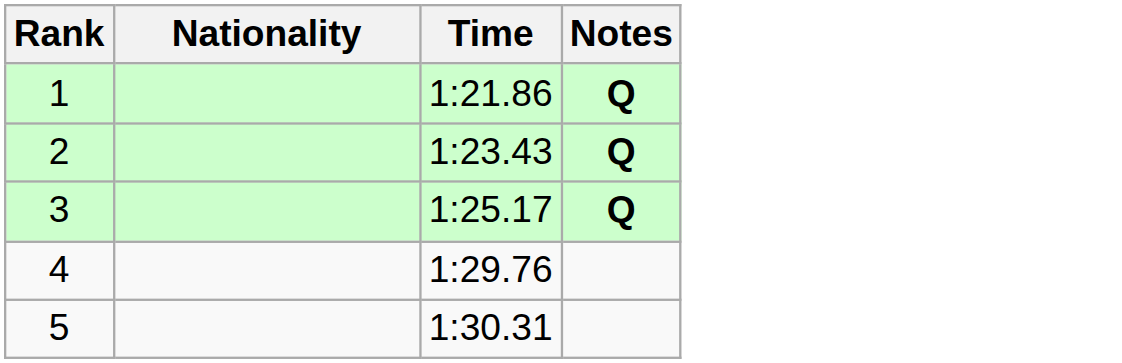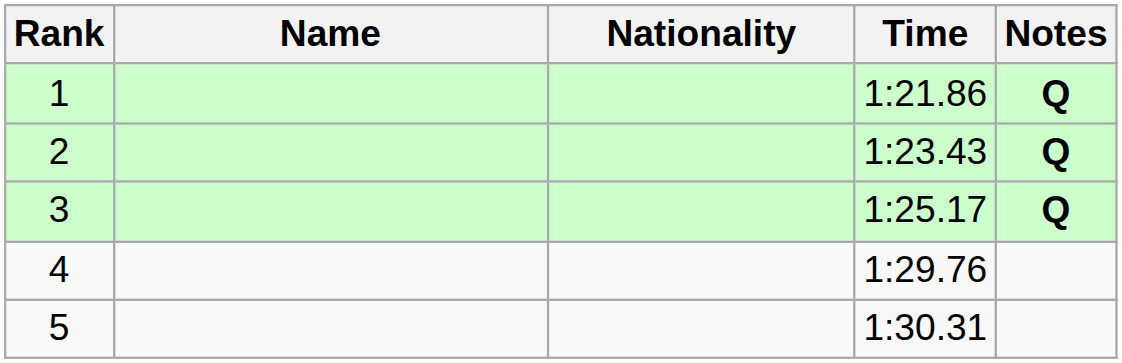+ column: (330, 33)
